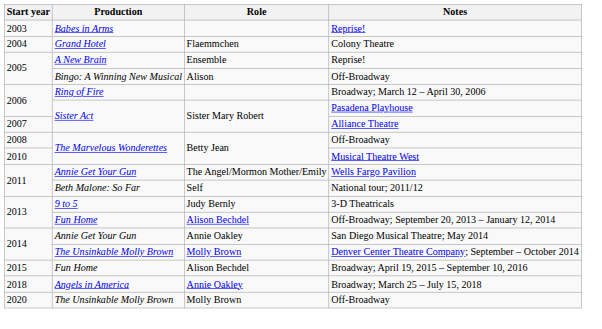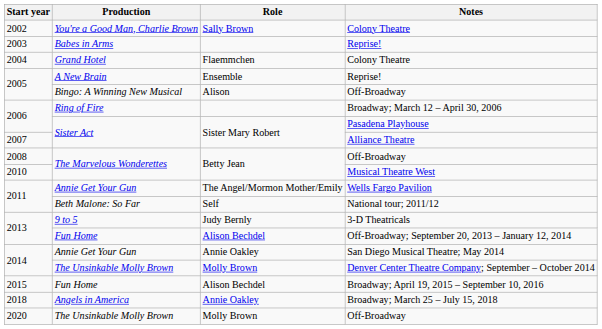+ row: (17, 28)
